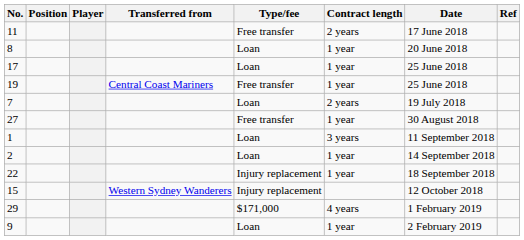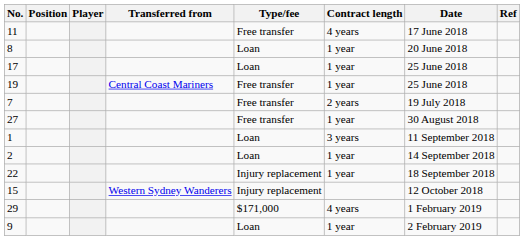(343, 31) 2 years -> (343, 31) 4 years
(248, 102) Loan -> (265, 102) Free transfer
